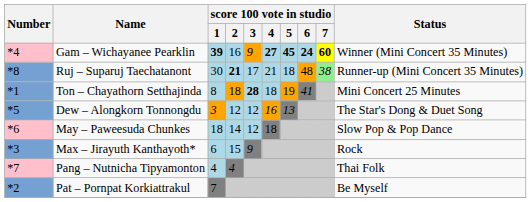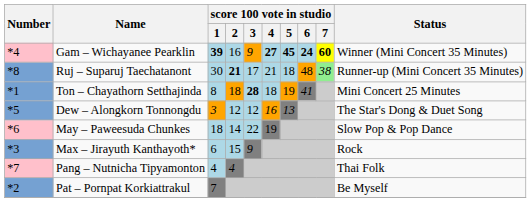(253, 129) 12 -> (253, 129) 22
(271, 129) 18 -> (271, 129) 19
